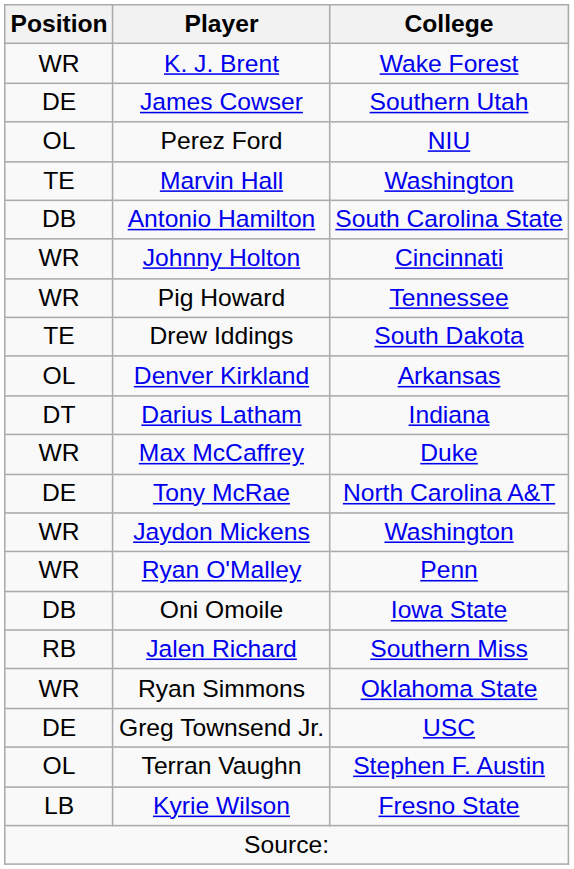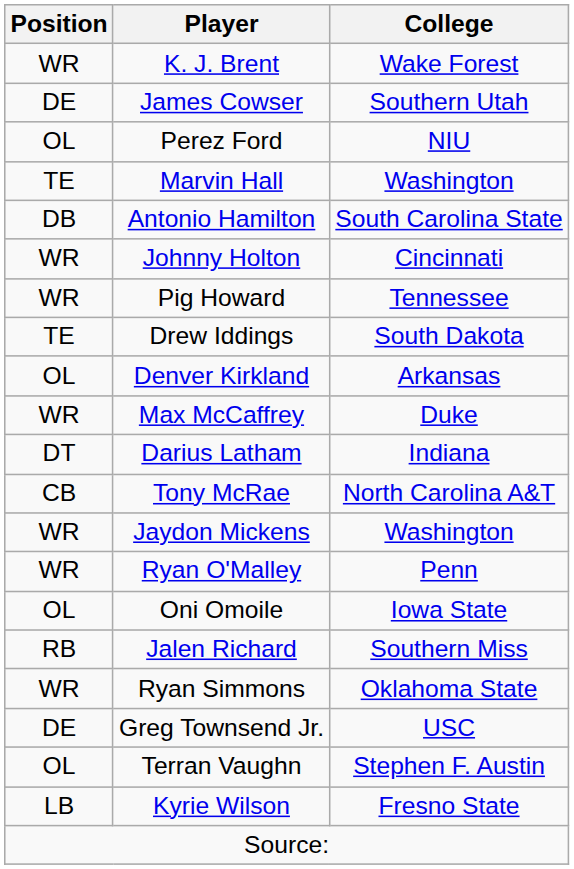rows swapped: (221, 414) <-> (221, 453)
(59, 492) DE -> (59, 492) CB
(59, 610) DB -> (59, 610) OL
